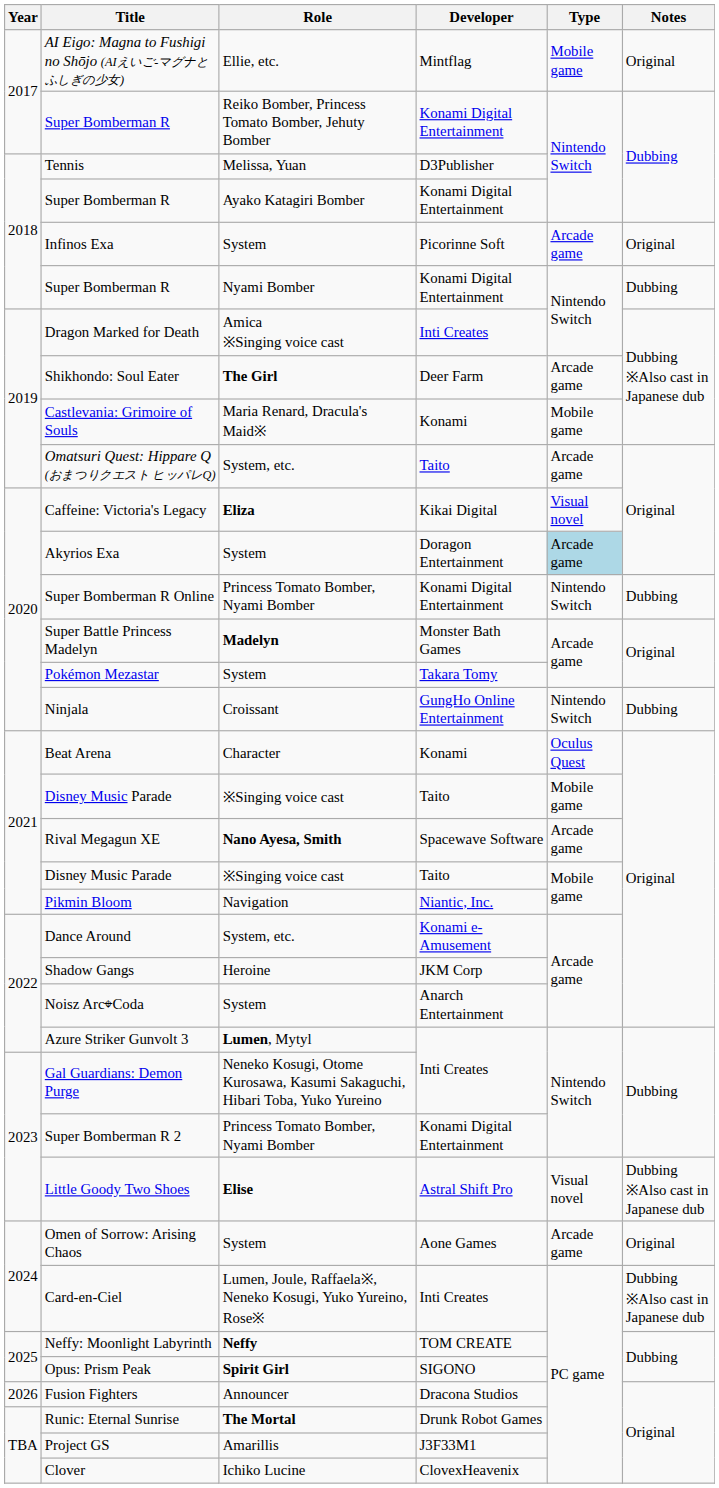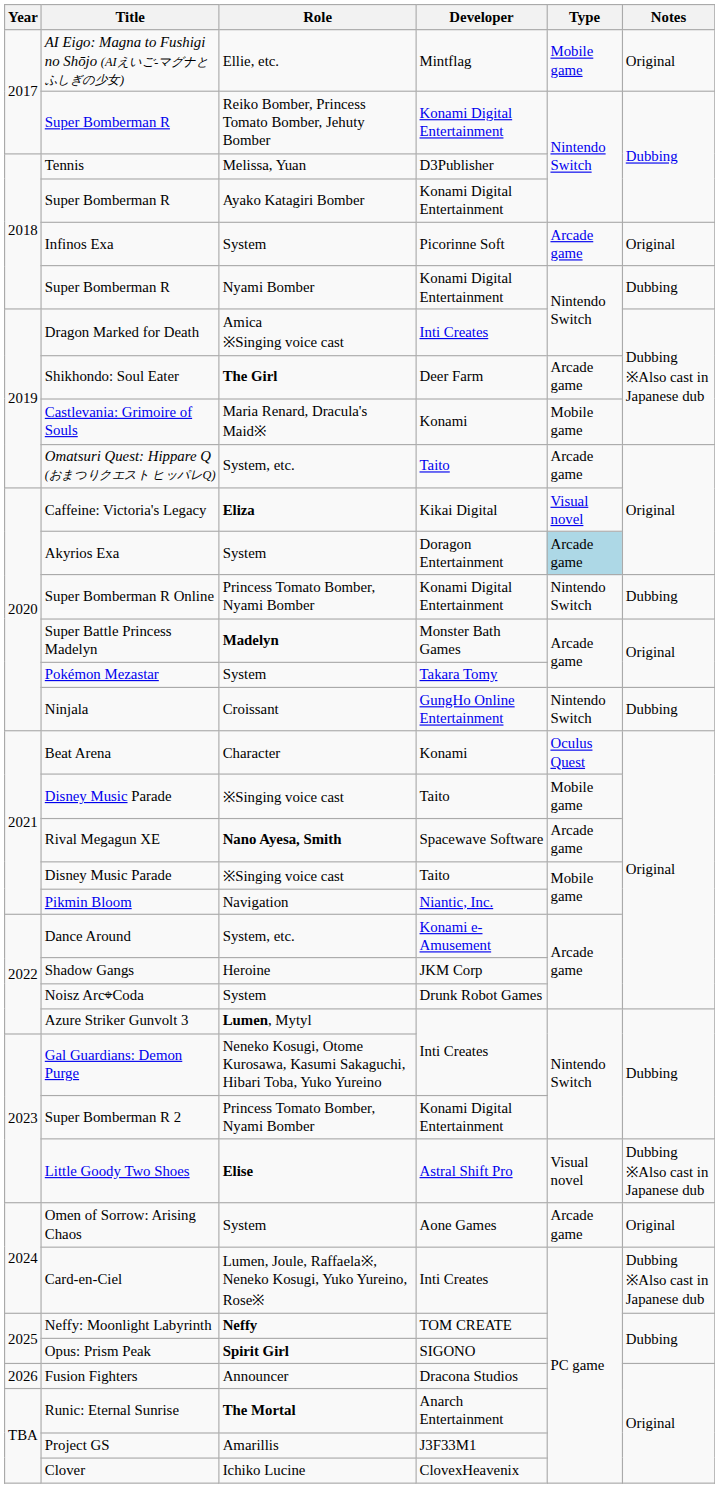(462, 1004) Anarch Entertainment -> (481, 995) Drunk Robot Games
(481, 1419) Drunk Robot Games -> (462, 1410) Anarch Entertainment
